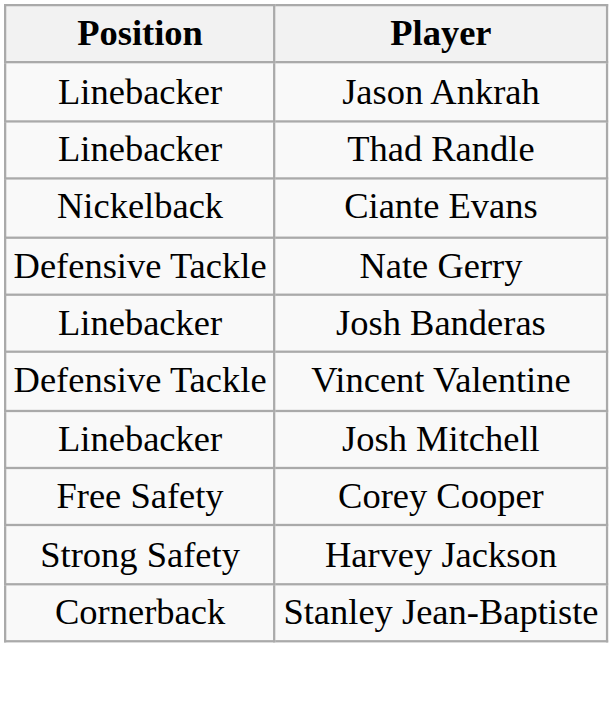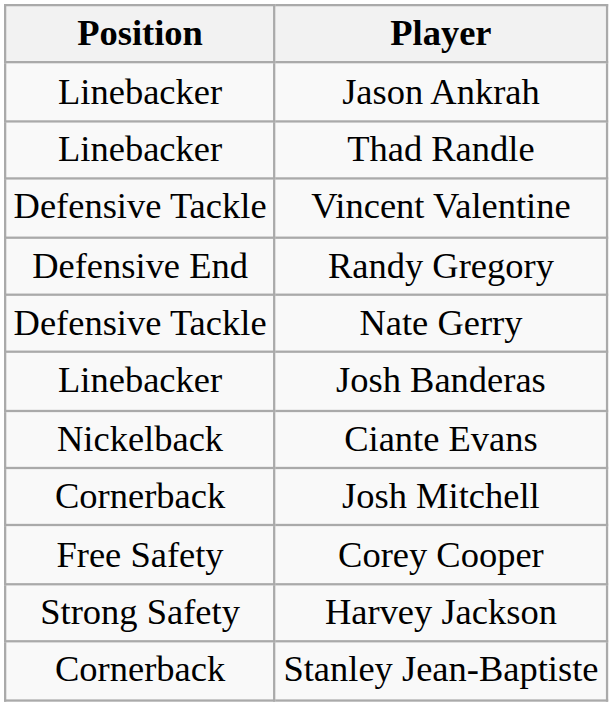rows swapped: (441, 380) <-> (441, 206)
+ row: (441, 264)
(140, 438) Linebacker -> (140, 496) Cornerback
